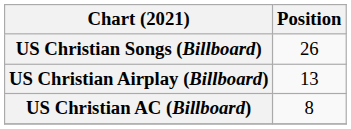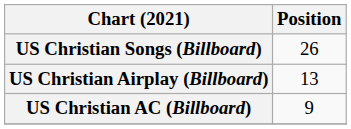(309, 108) 8 -> (309, 108) 9
